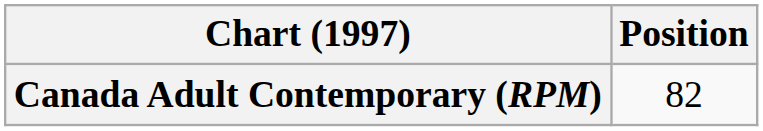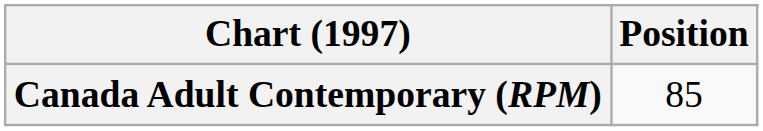(684, 93) 82 -> (684, 93) 85
